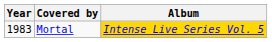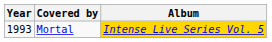(19, 30) 1983 -> (19, 30) 1993
